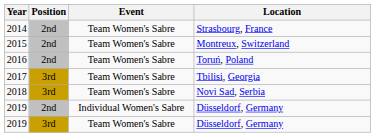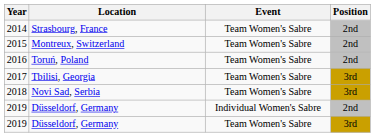columns swapped: (282, 12) <-> (49, 12)
